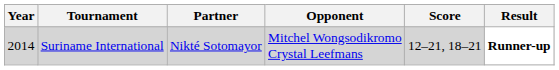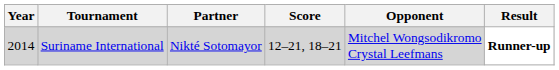columns swapped: (335, 15) <-> (445, 15)
